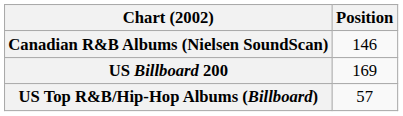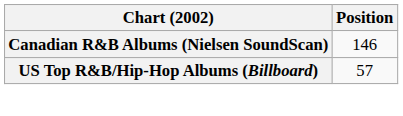- row: (168, 70)
